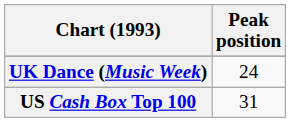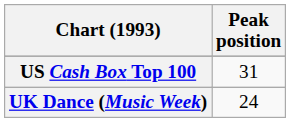rows swapped: (108, 71) <-> (108, 102)
